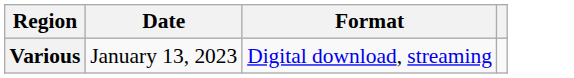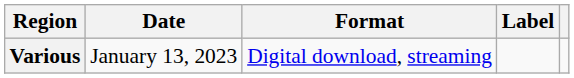+ column: (528, 21)
